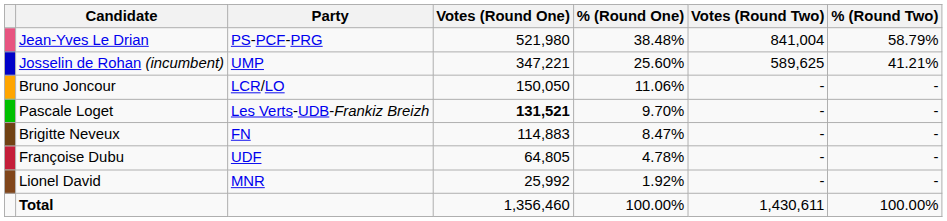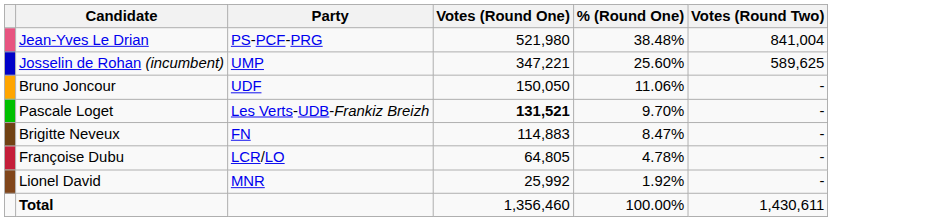- column: (885, 16)
(258, 87) LCR/LO -> (246, 87) UDF
(246, 157) UDF -> (258, 157) LCR/LO
